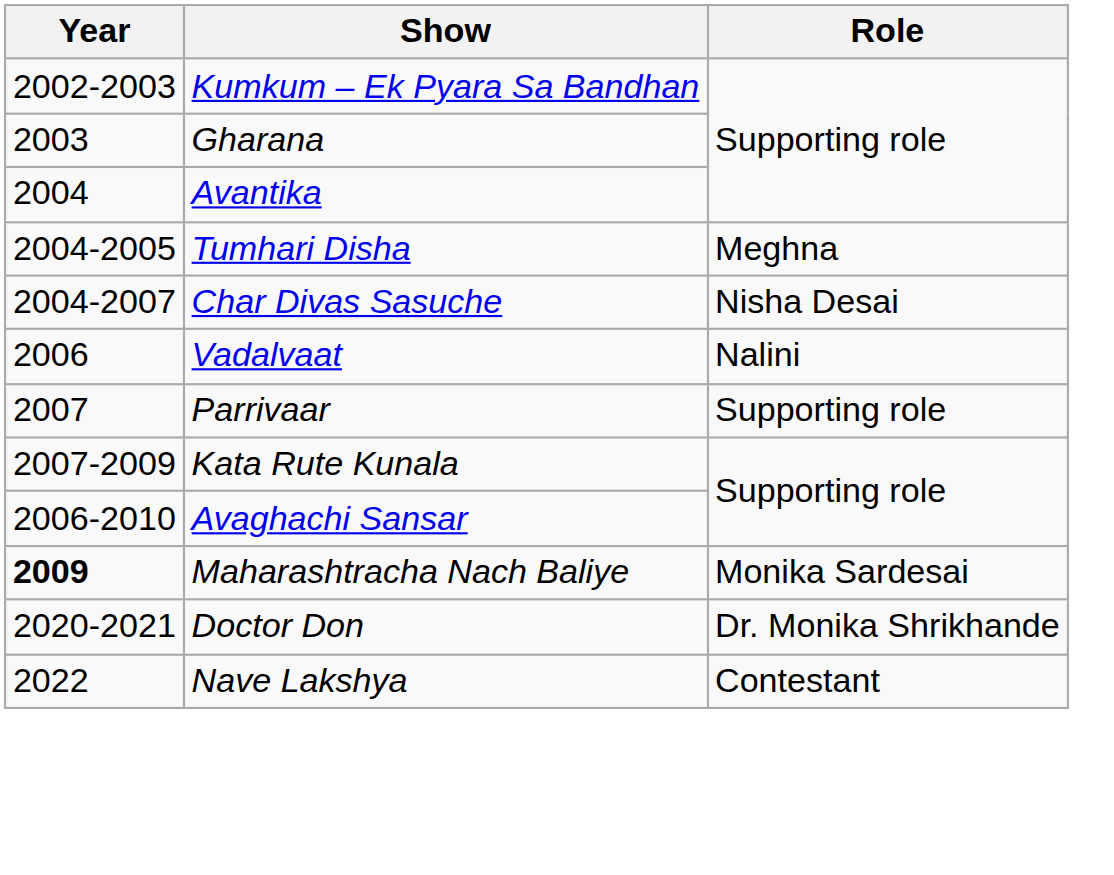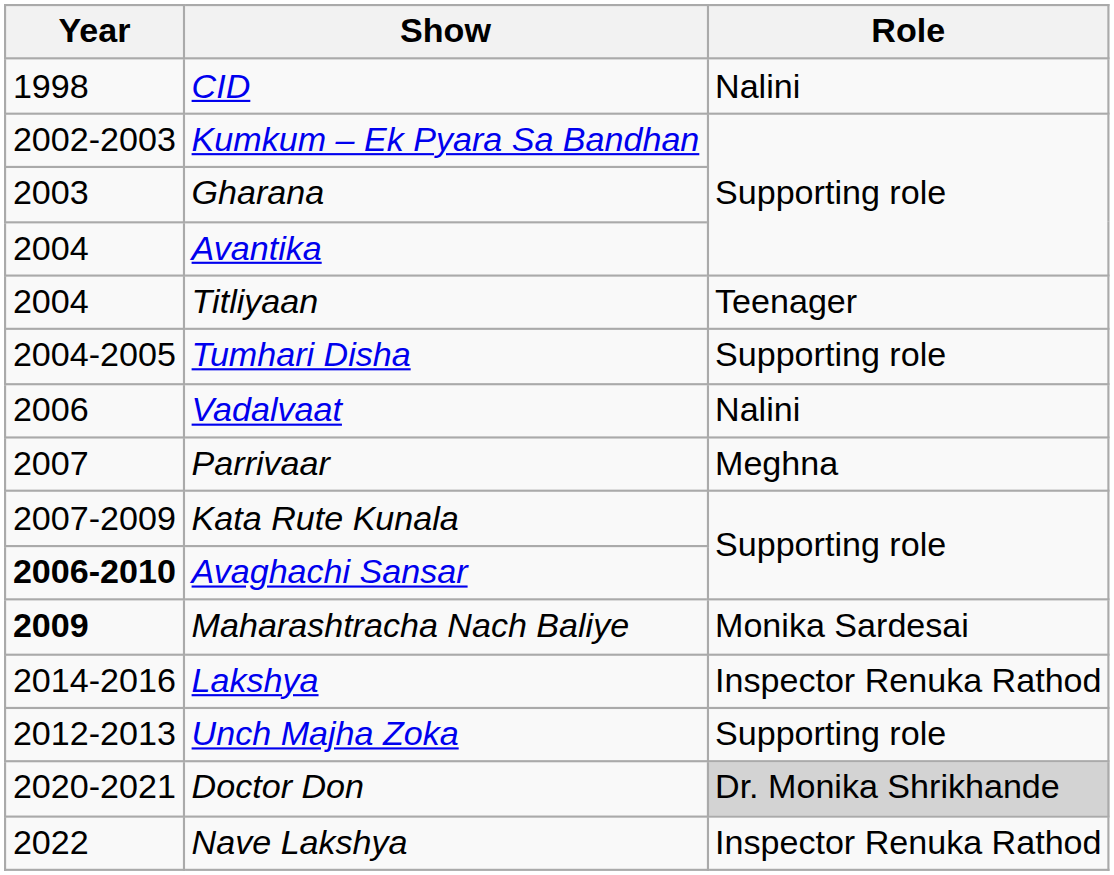+ row: (221, 85)
+ row: (255, 301)
(777, 247) Meghna -> (831, 355) Supporting role
- row: (347, 301)
(831, 409) Supporting role -> (777, 463) Meghna
(94, 517) normal -> (94, 572) bold
+ row: (255, 680)
+ row: (325, 734)
(887, 626) no background -> (887, 788) lightgrey background
(797, 680) Contestant -> (908, 842) Inspector Renuka Rathod
